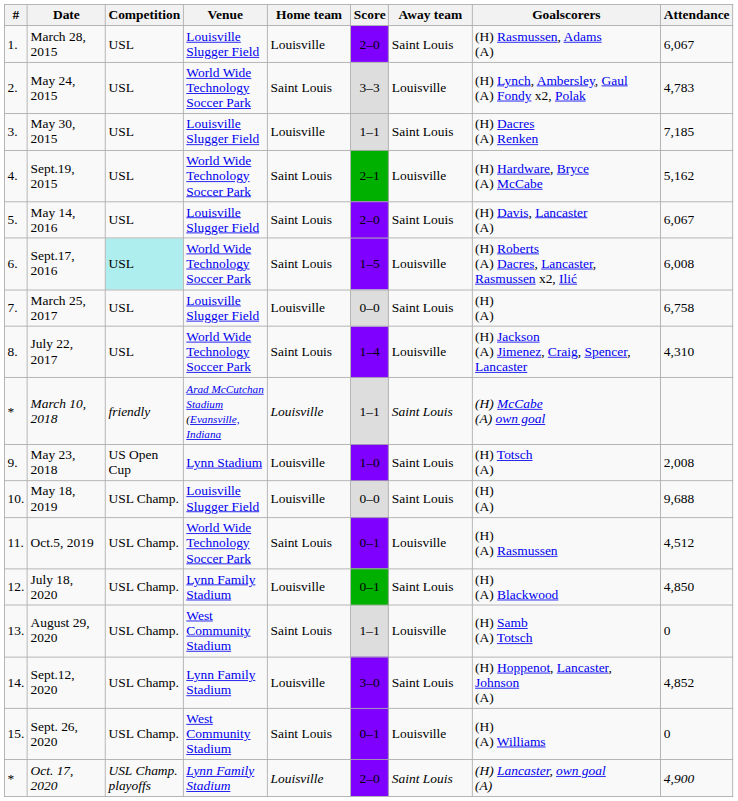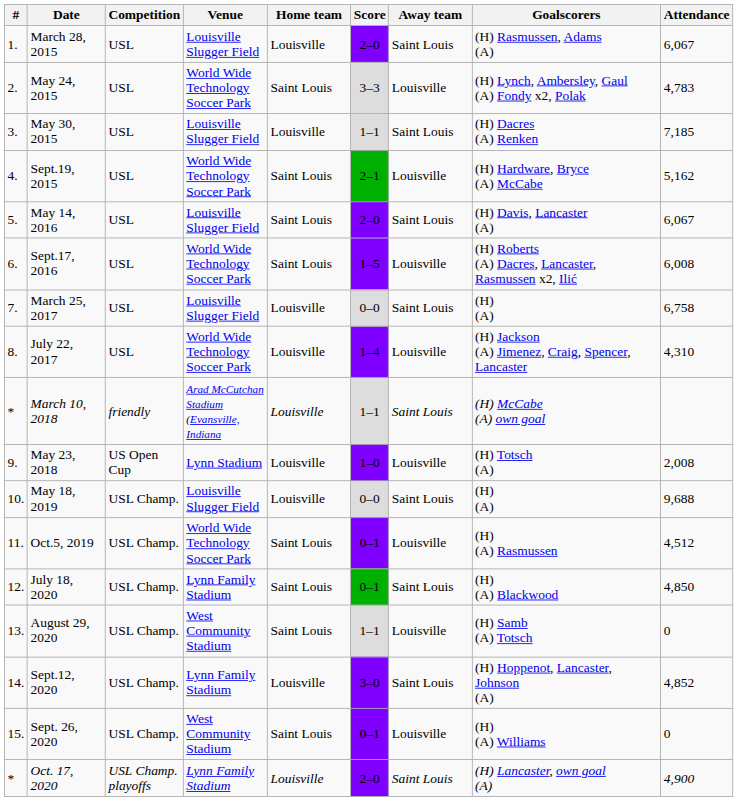(121, 264) paleturquoise background -> (121, 264) no background
(301, 351) Saint Louis -> (298, 351) Louisville
(423, 462) Saint Louis -> (419, 462) Louisville
(298, 587) Louisville -> (301, 587) Saint Louis
